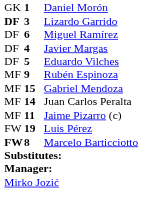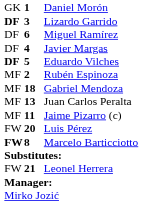(12, 61) normal -> (12, 61) bold
(27, 74) 9 -> (27, 74) 2
(30, 88) 15 -> (30, 88) 18
(30, 101) 14 -> (30, 101) 13
(30, 128) 19 -> (30, 128) 20
+ row: (78, 168)
